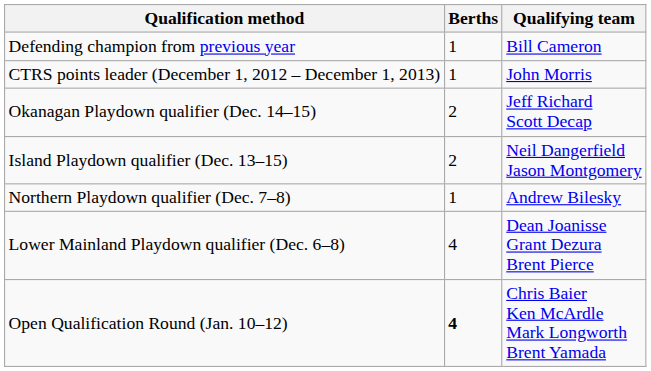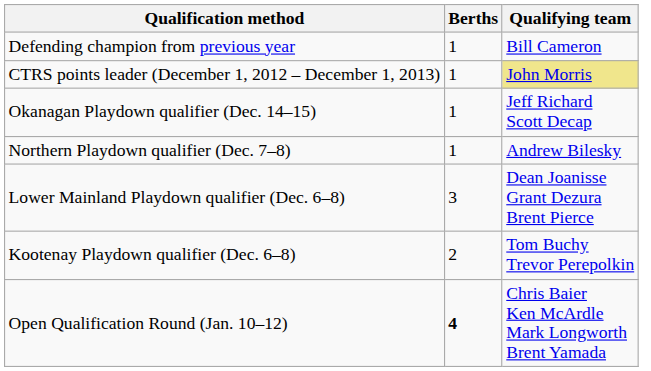(549, 74) no background -> (549, 74) khaki background
(453, 112) 2 -> (453, 112) 1
- row: (148, 159)
(453, 245) 4 -> (453, 197) 3
+ row: (152, 255)
